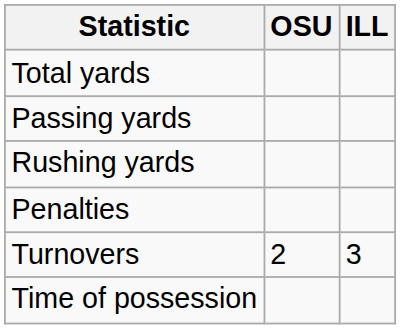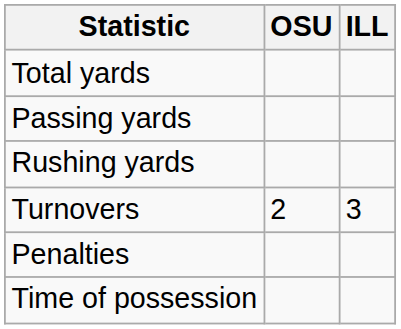rows swapped: (70, 208) <-> (75, 254)
